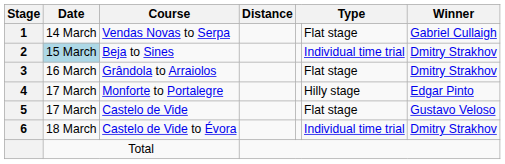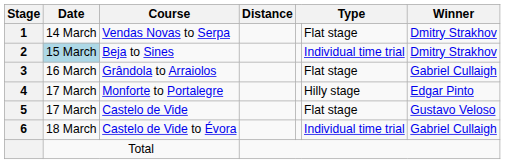(454, 33) Gabriel Cullaigh -> (454, 33) Dmitry Strakhov
(454, 71) Dmitry Strakhov -> (454, 71) Gabriel Cullaigh
(454, 129) Dmitry Strakhov -> (454, 129) Gabriel Cullaigh
